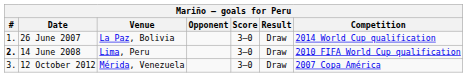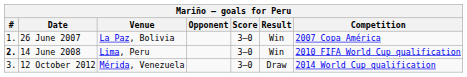(277, 38) Draw -> (277, 38) Win
(366, 38) 2014 World Cup qualification -> (338, 38) 2007 Copa América
(277, 52) Draw -> (277, 52) Win
(338, 65) 2007 Copa América -> (366, 65) 2014 World Cup qualification
